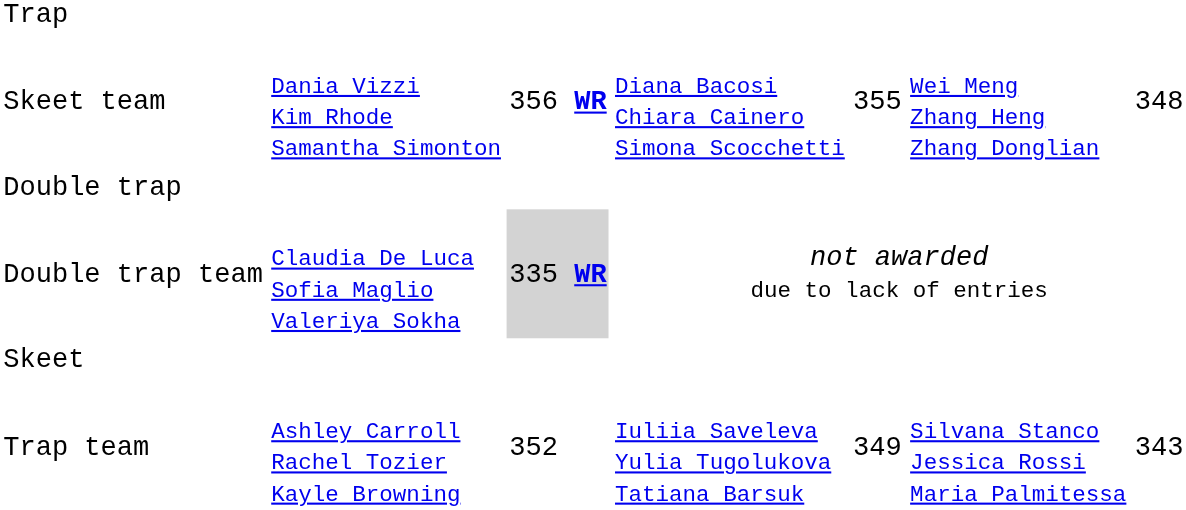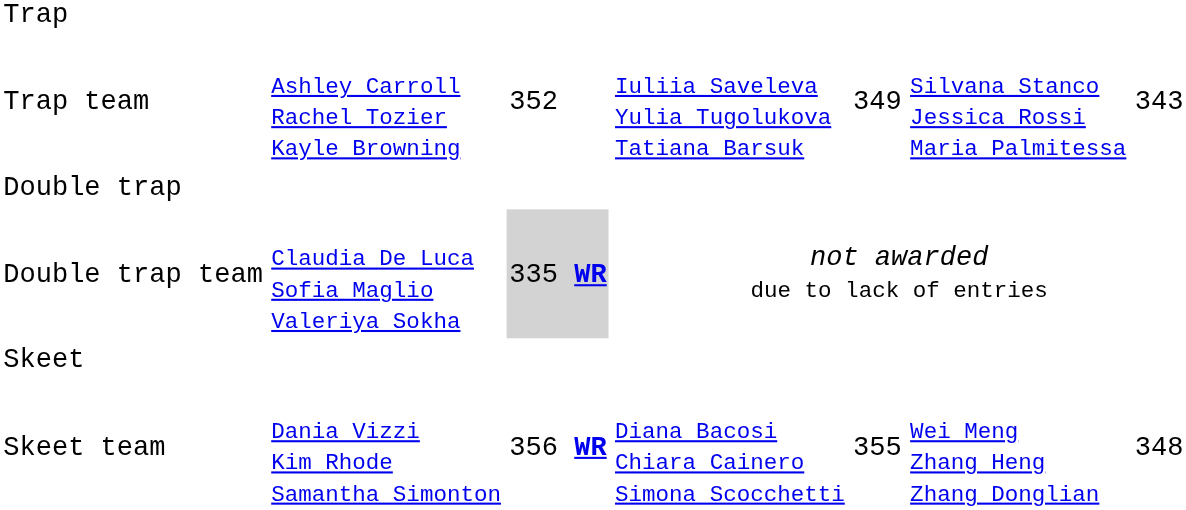rows swapped: (76, 446) <-> (84, 101)
